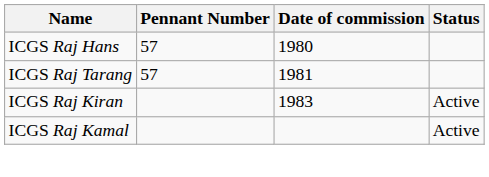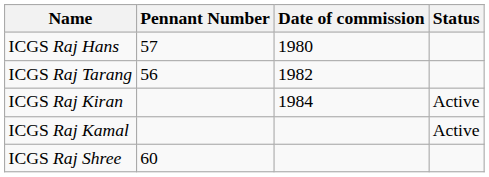(149, 74) 57 -> (149, 74) 56
(296, 74) 1981 -> (296, 74) 1982
(296, 102) 1983 -> (296, 102) 1984
+ row: (65, 158)
